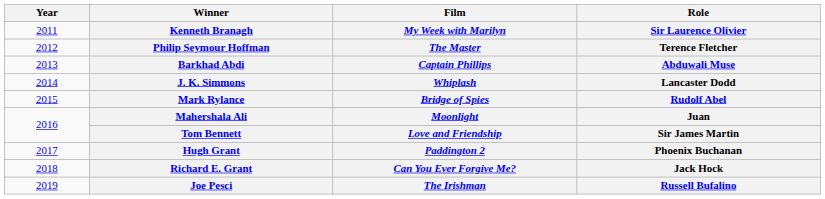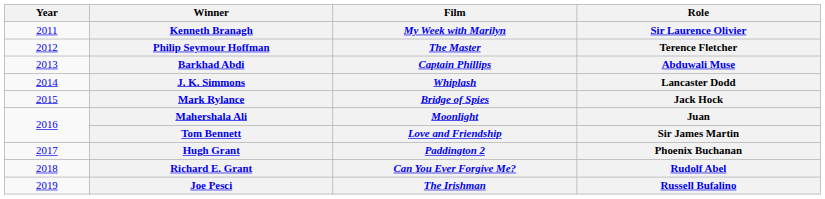(698, 99) Rudolf Abel -> (698, 99) Jack Hock
(698, 168) Jack Hock -> (698, 168) Rudolf Abel
